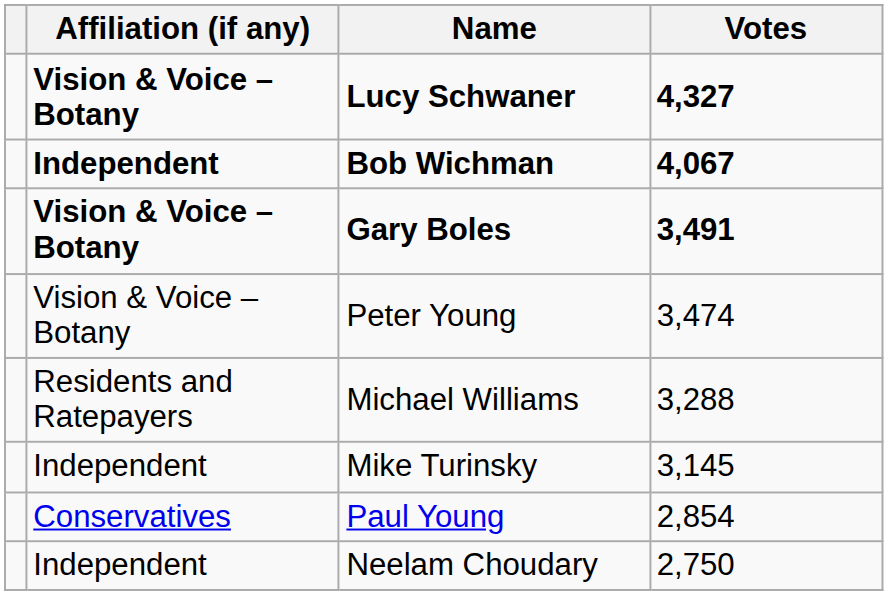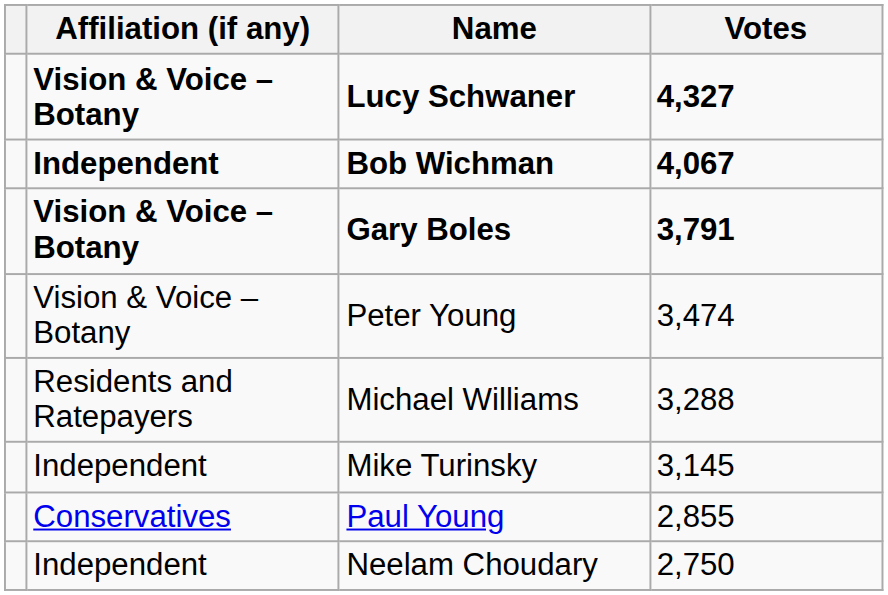(696, 230) 3,491 -> (696, 230) 3,791
(696, 516) 2,854 -> (696, 516) 2,855
